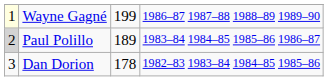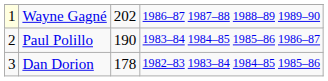(125, 16) 199 -> (125, 16) 202
(12, 40) lightgrey background -> (12, 40) no background
(125, 40) 189 -> (125, 40) 190
